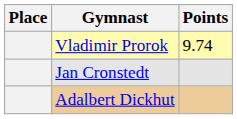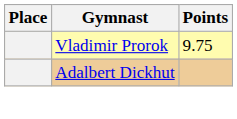(198, 45) 9.74 -> (198, 45) 9.75
- row: (102, 72)
